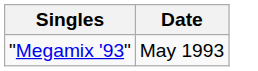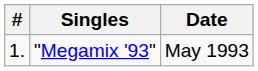+ column: (17, 19)
